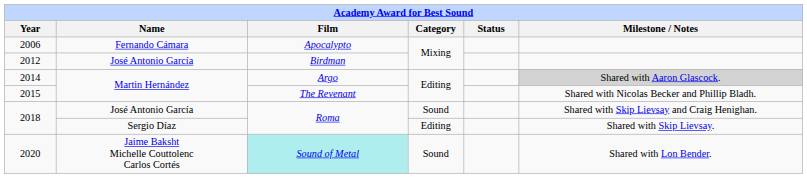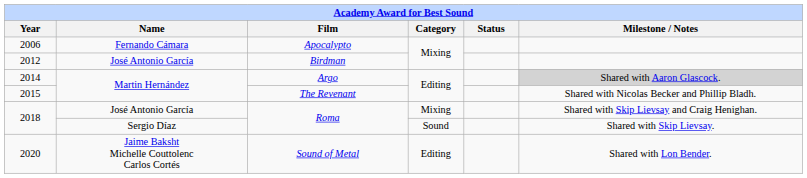(436, 110) Sound -> (436, 110) Mixing
(436, 126) Editing -> (436, 126) Sound
(328, 154) paleturquoise background -> (328, 154) no background
(436, 154) Sound -> (436, 154) Editing
